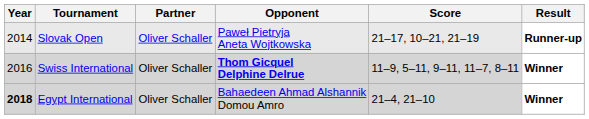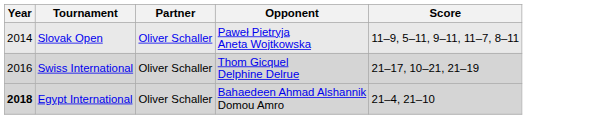- column: (553, 14)
(425, 38) 21–17, 10–21, 21–19 -> (445, 38) 11–9, 5–11, 9–11, 11–7, 8–11
(261, 69) bold -> (258, 69) normal
(445, 69) 11–9, 5–11, 9–11, 11–7, 8–11 -> (425, 69) 21–17, 10–21, 21–19
